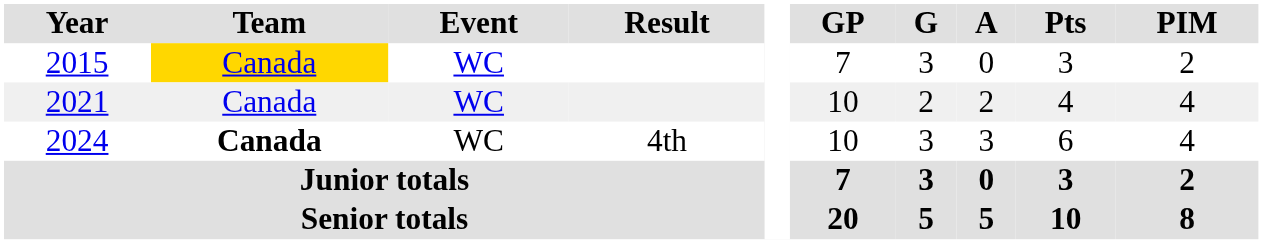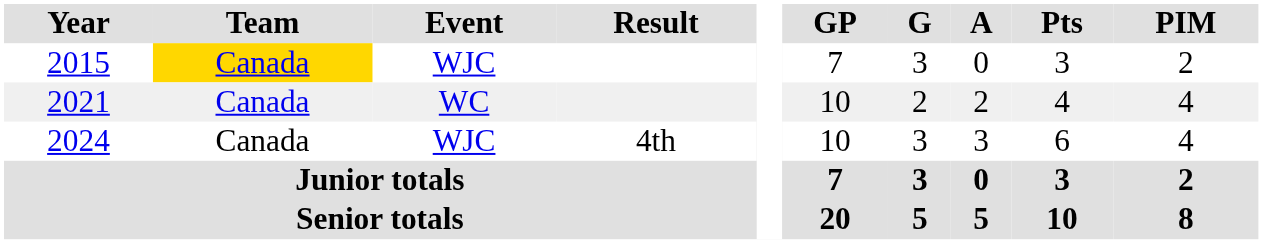(479, 62) WC -> (464, 62) WJC
(269, 140) bold -> (263, 140) normal
(479, 140) WC -> (464, 140) WJC
